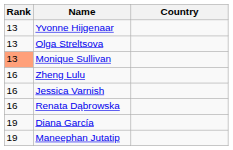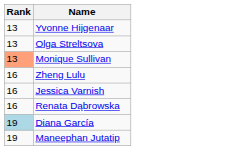- column: (179, 12)
(12, 122) no background -> (12, 122) lightblue background
